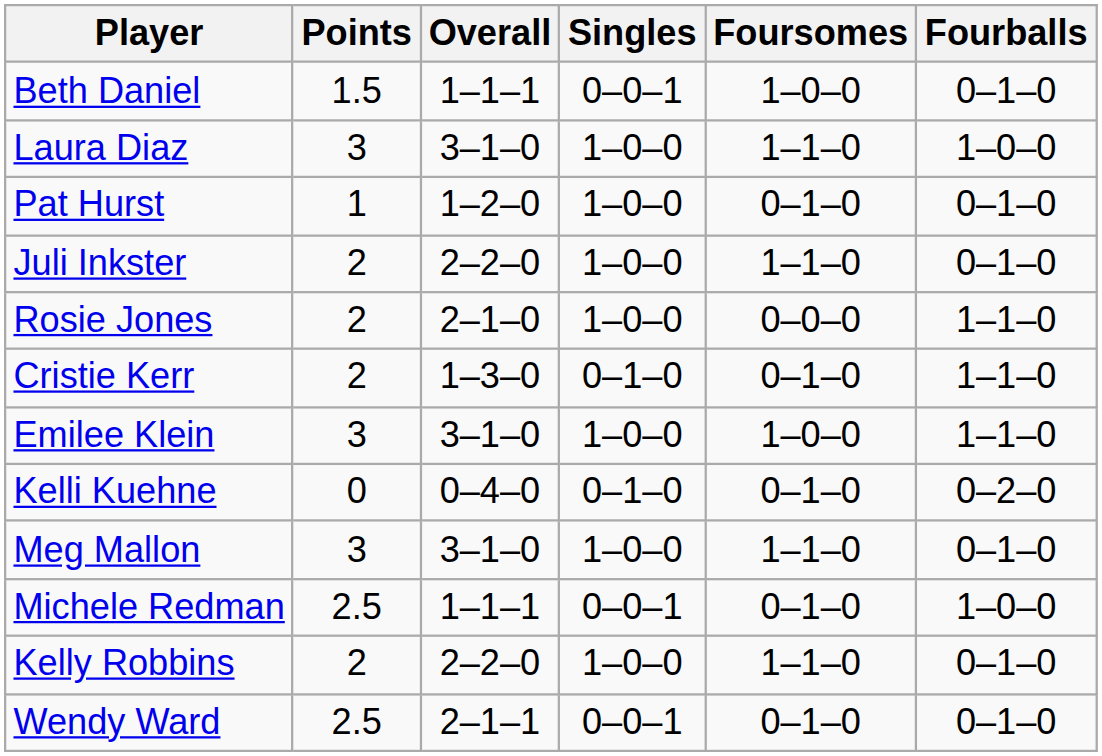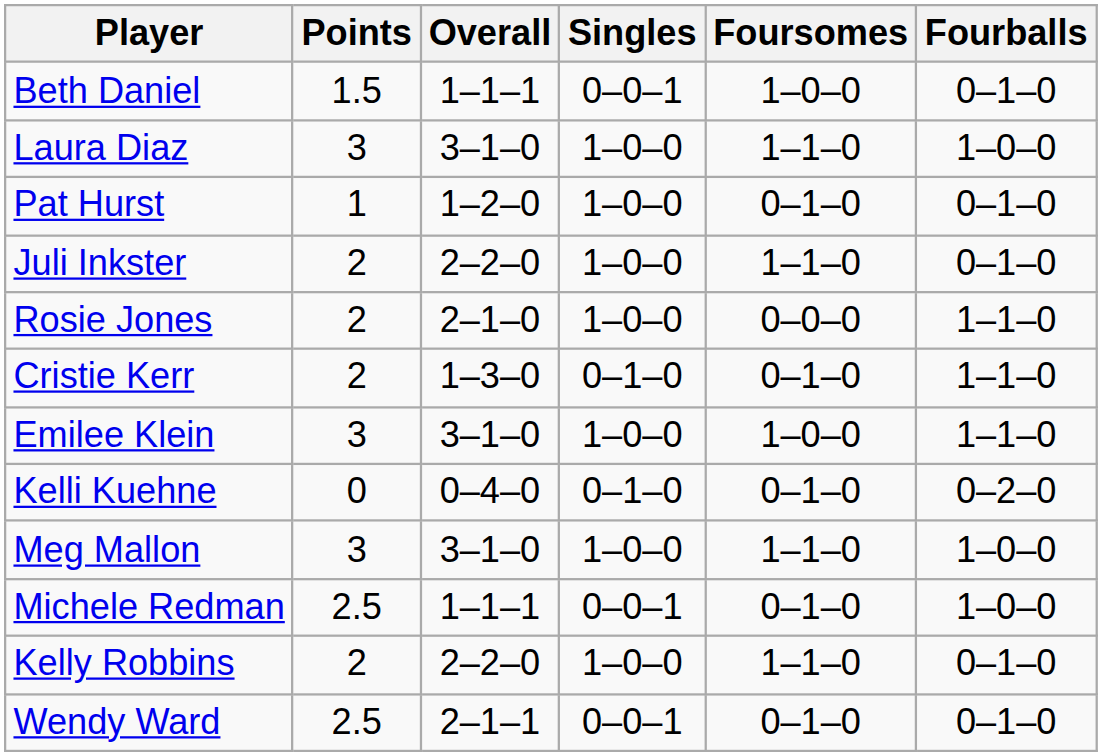(1006, 549) 0–1–0 -> (1006, 549) 1–0–0
